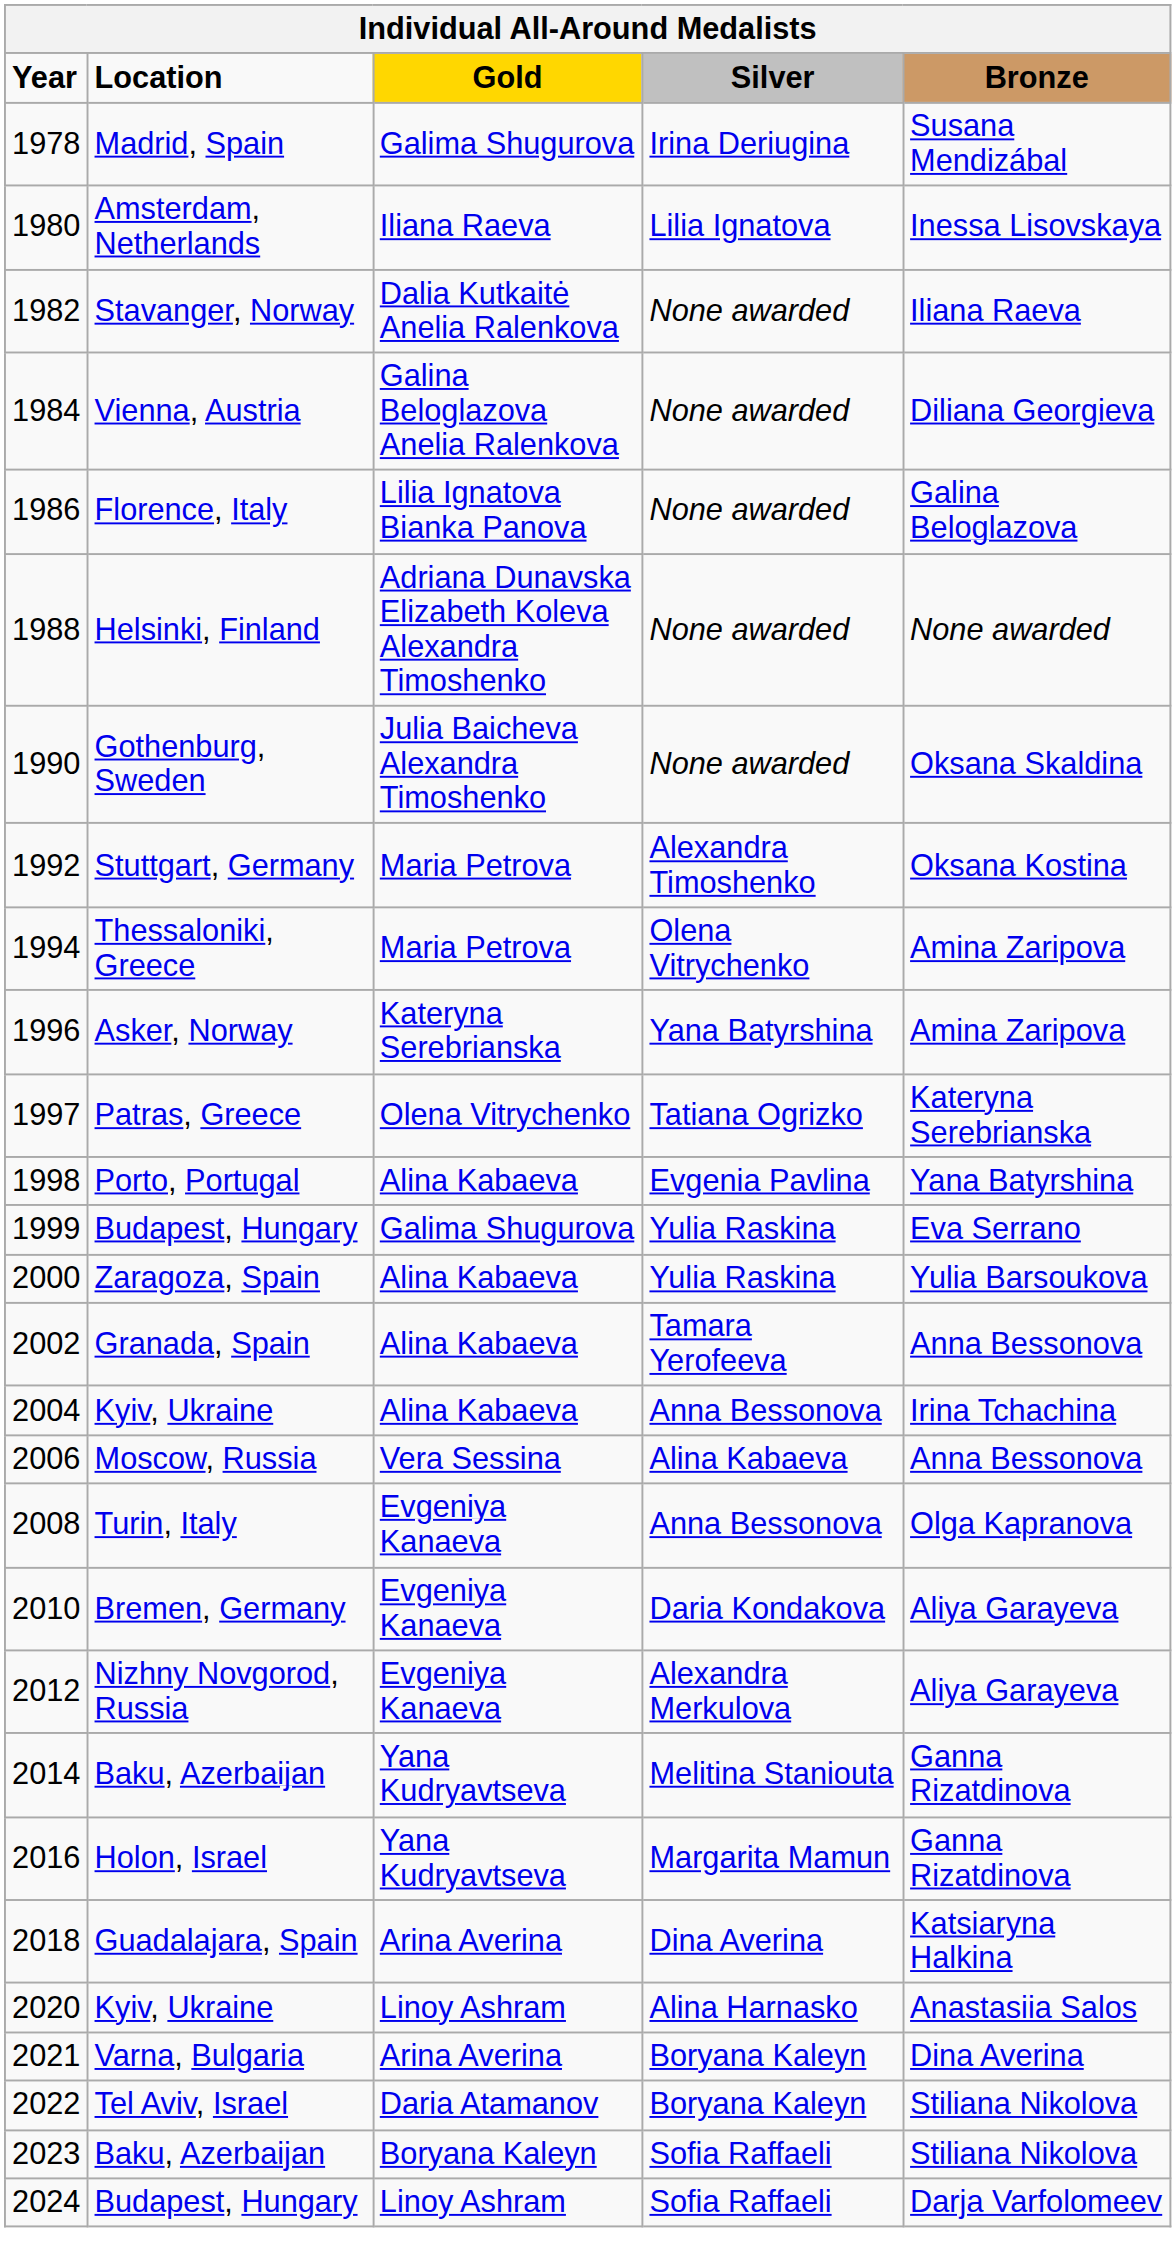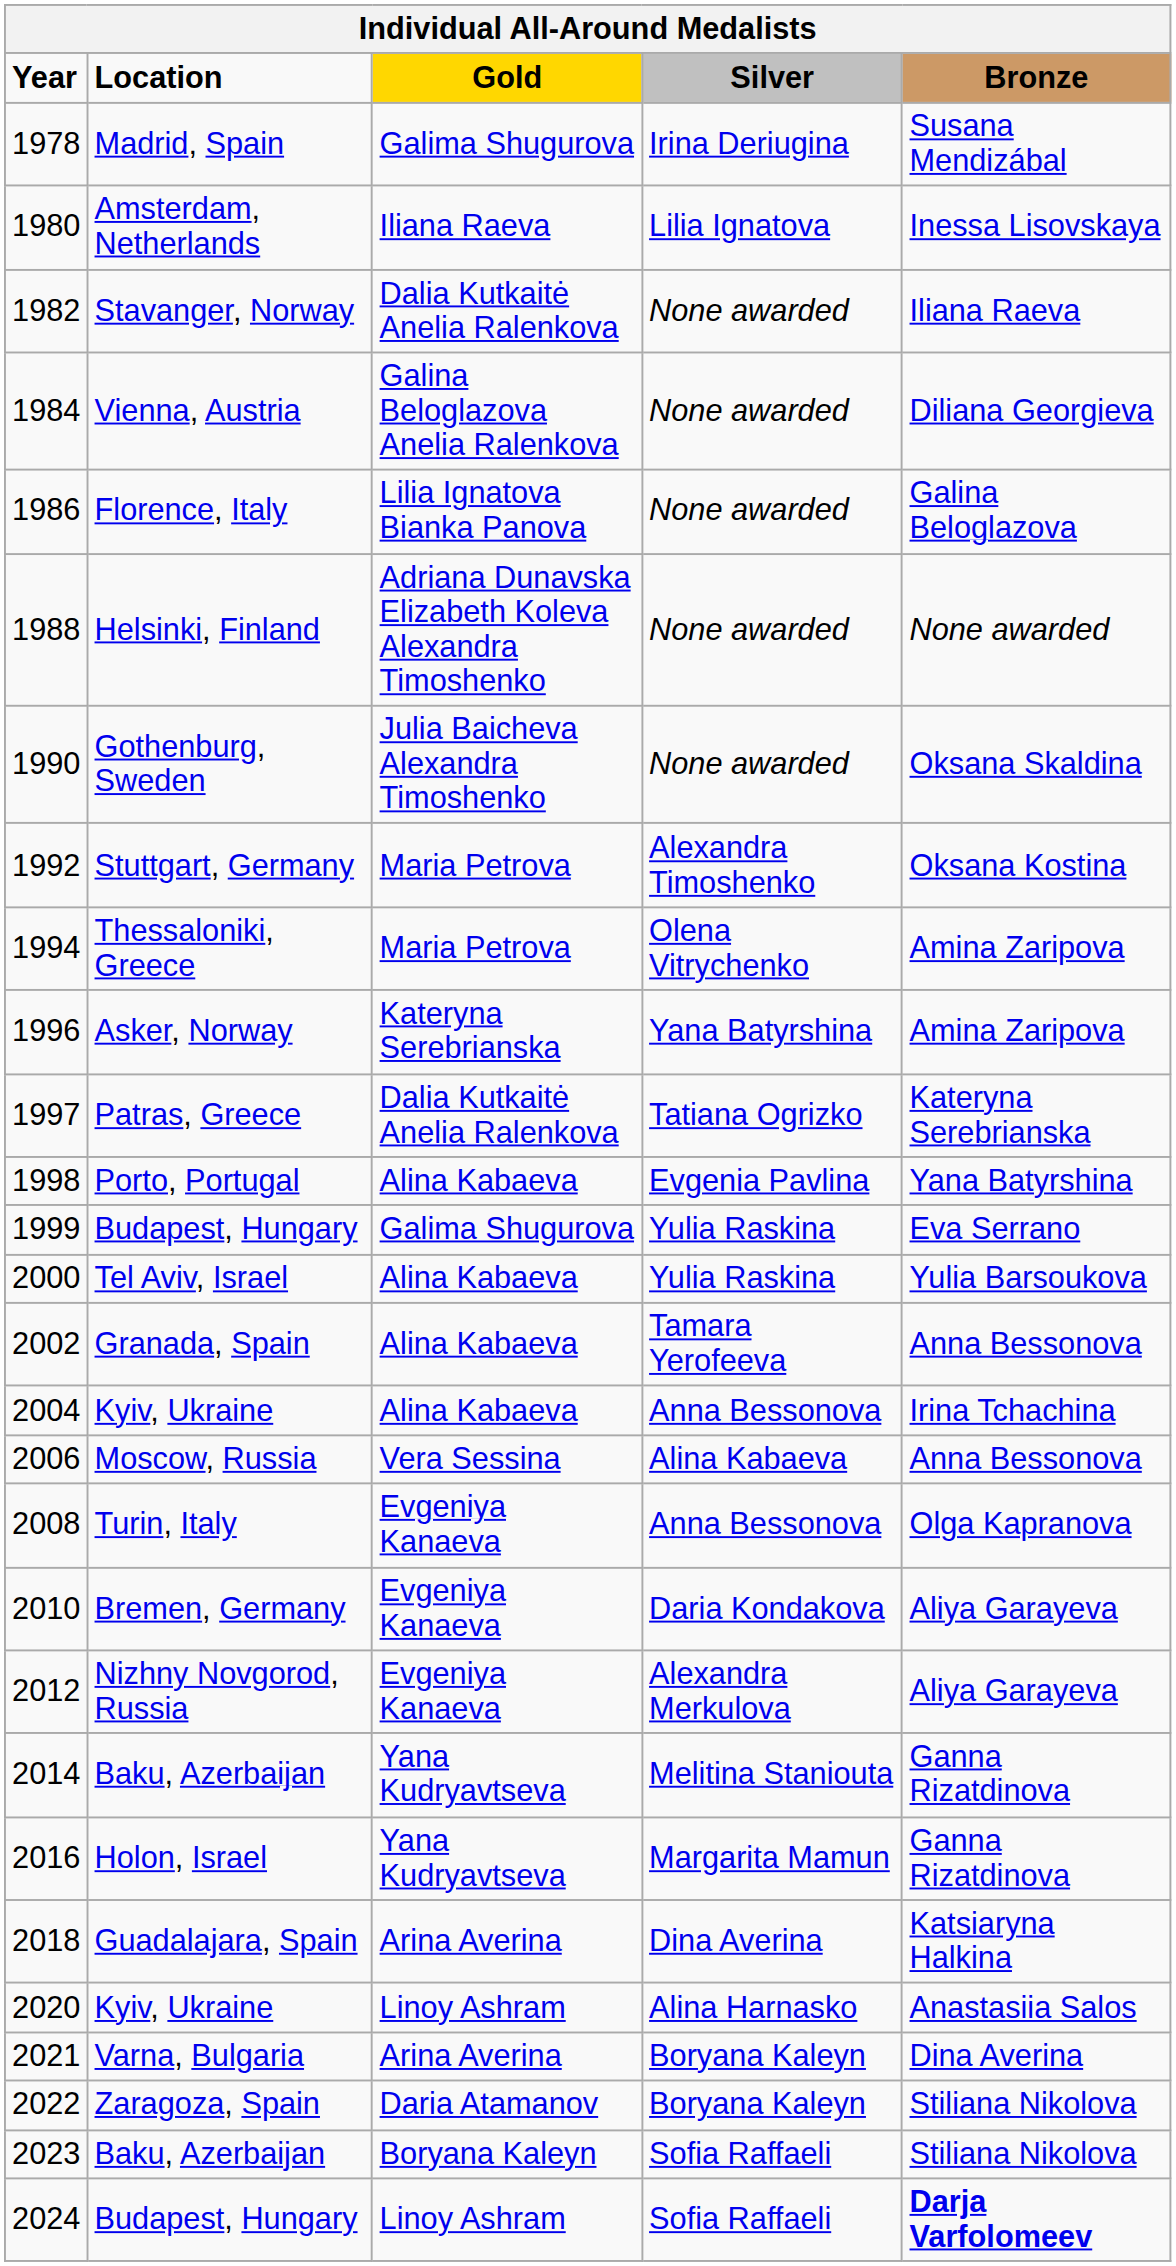(505, 1114) Olena Vitrychenko -> (499, 1114) Dalia Kutkaitė Anelia Ralenkova
(207, 1278) Zaragoza, Spain -> (191, 1278) Tel Aviv, Israel
(191, 2104) Tel Aviv, Israel -> (207, 2104) Zaragoza, Spain
(1036, 2202) normal -> (1001, 2219) bold
